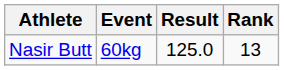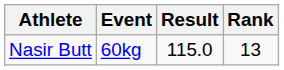(190, 50) 125.0 -> (190, 50) 115.0
